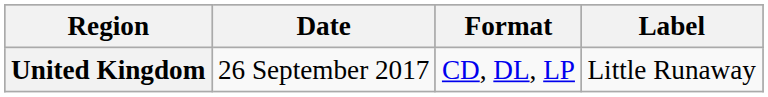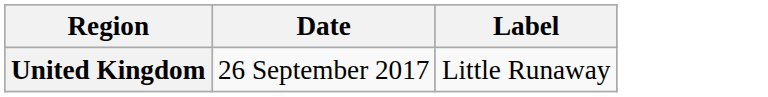- column: (508, 26)
